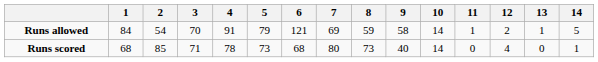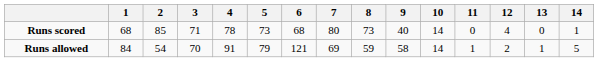rows swapped: (56, 48) <-> (56, 30)
